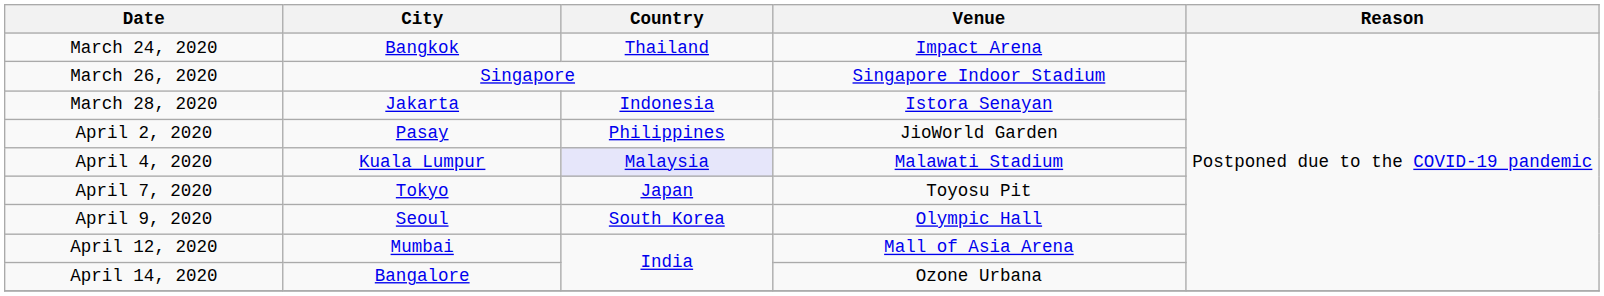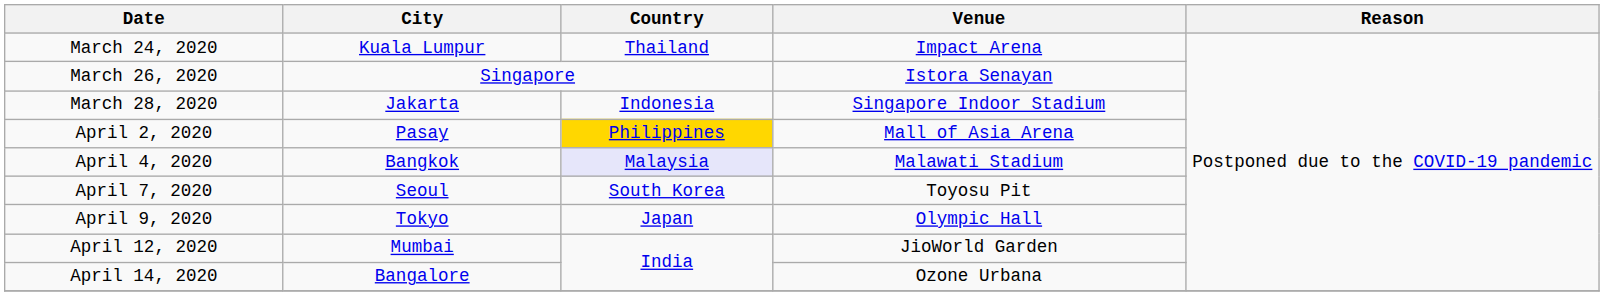(422, 48) Bangkok -> (422, 48) Kuala Lumpur
(979, 76) Singapore Indoor Stadium -> (979, 76) Istora Senayan
(979, 105) Istora Senayan -> (979, 105) Singapore Indoor Stadium
(667, 133) no background -> (667, 133) gold background
(979, 133) JioWorld Garden -> (979, 133) Mall of Asia Arena
(422, 162) Kuala Lumpur -> (422, 162) Bangkok
(422, 191) Tokyo -> (422, 191) Seoul
(667, 191) Japan -> (667, 191) South Korea
(422, 219) Seoul -> (422, 219) Tokyo
(667, 219) South Korea -> (667, 219) Japan
(979, 248) Mall of Asia Arena -> (979, 248) JioWorld Garden
